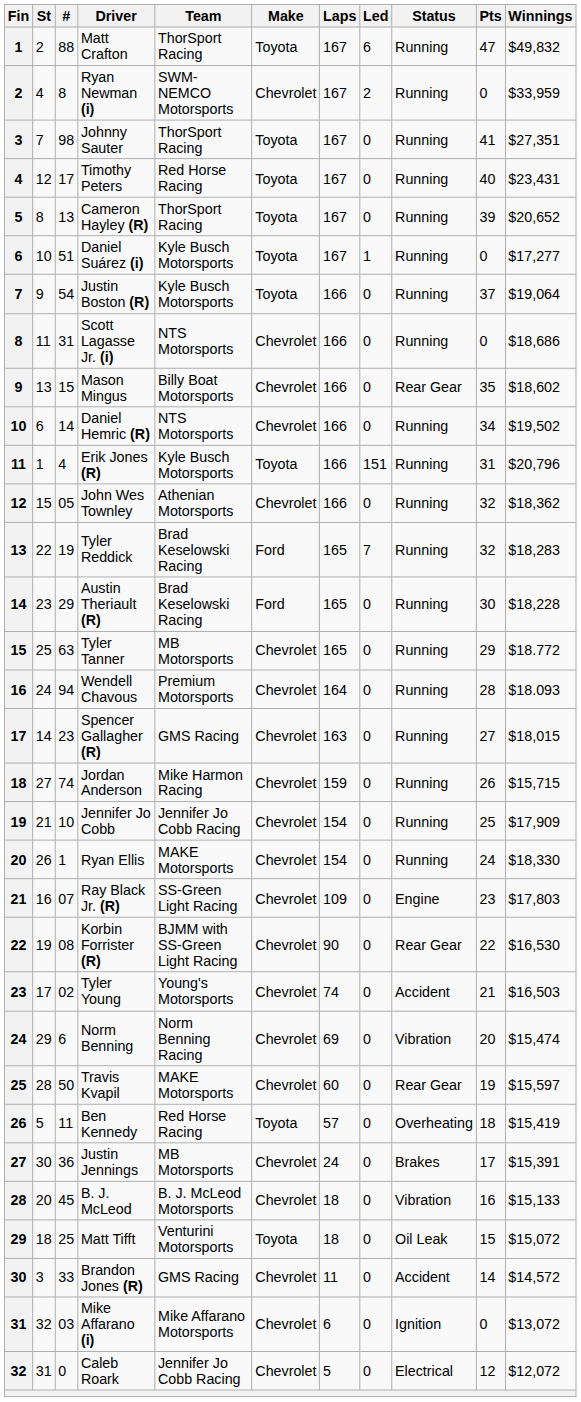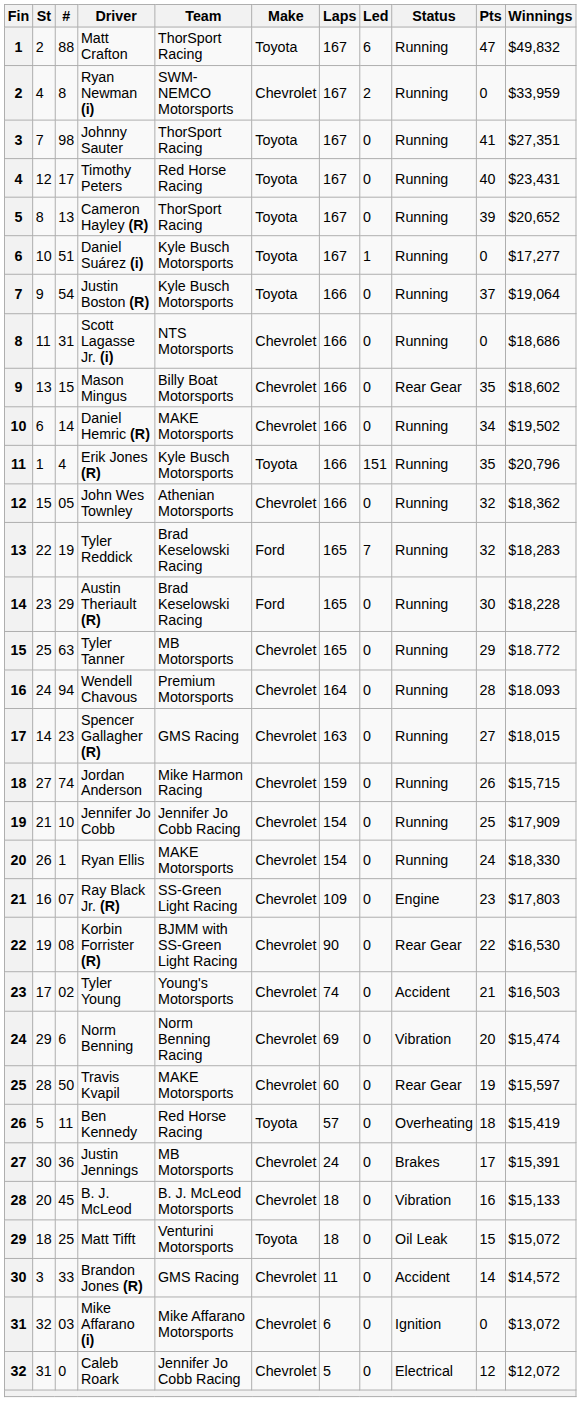(196, 426) NTS Motorsports -> (196, 426) MAKE Motorsports
(487, 465) 31 -> (487, 465) 35
